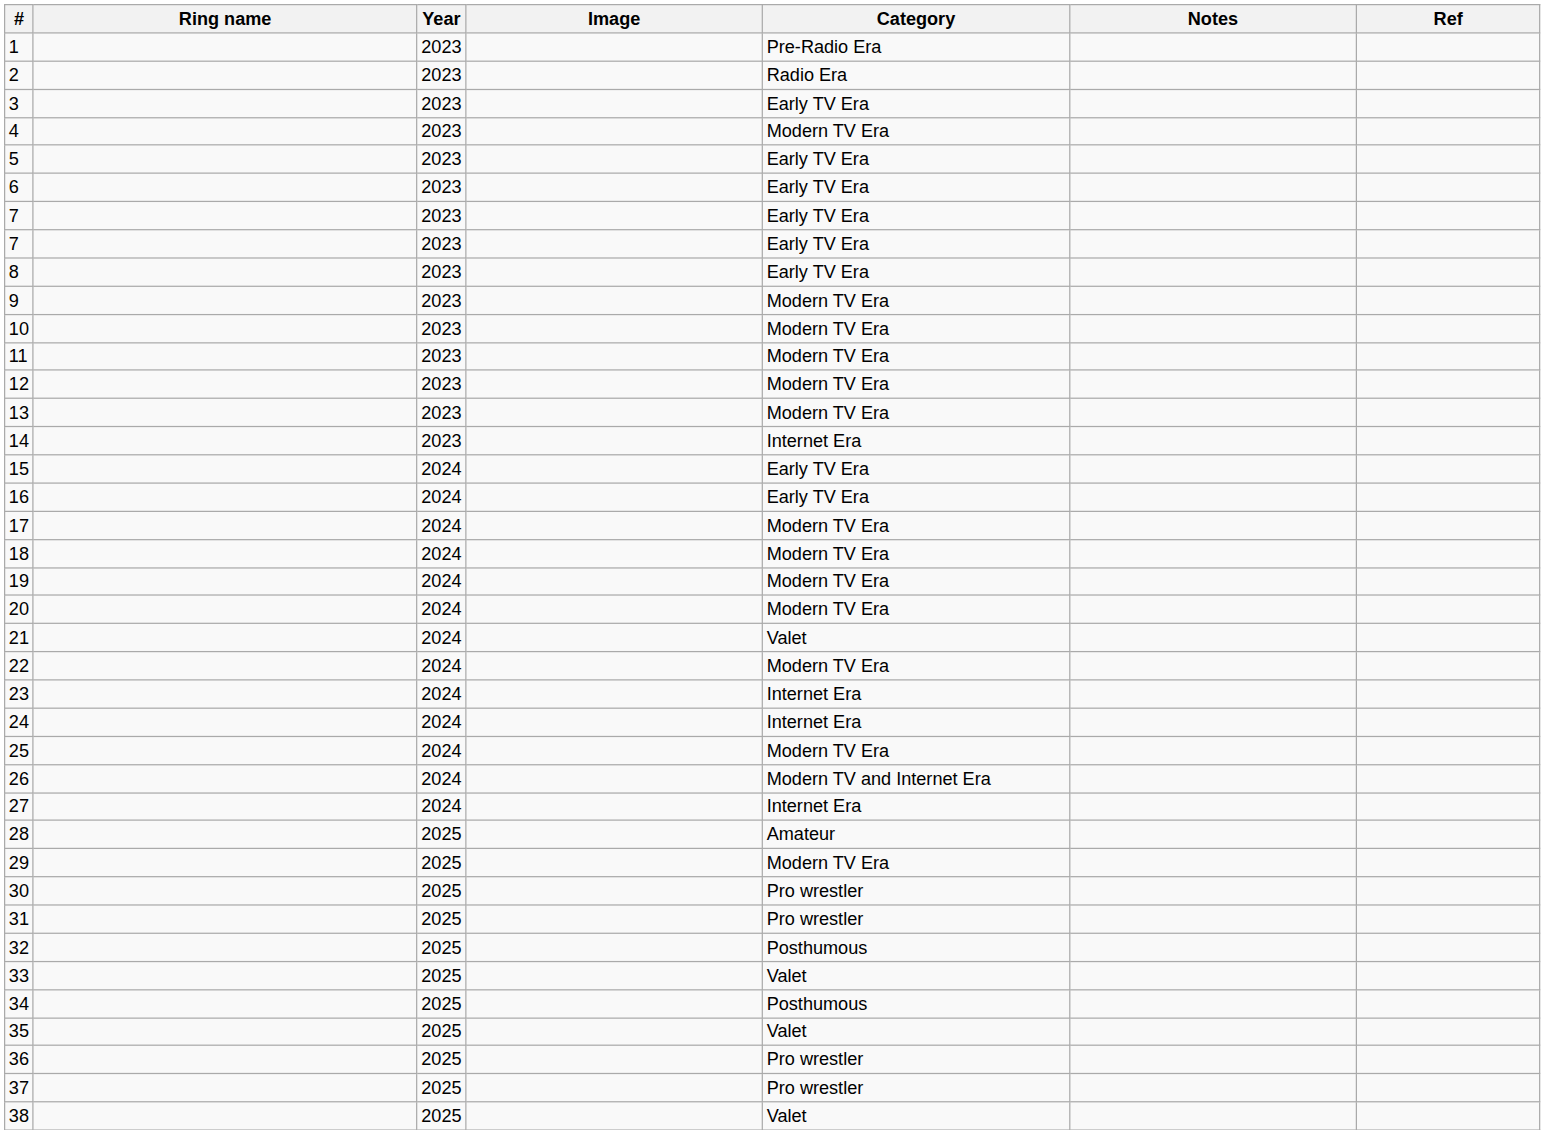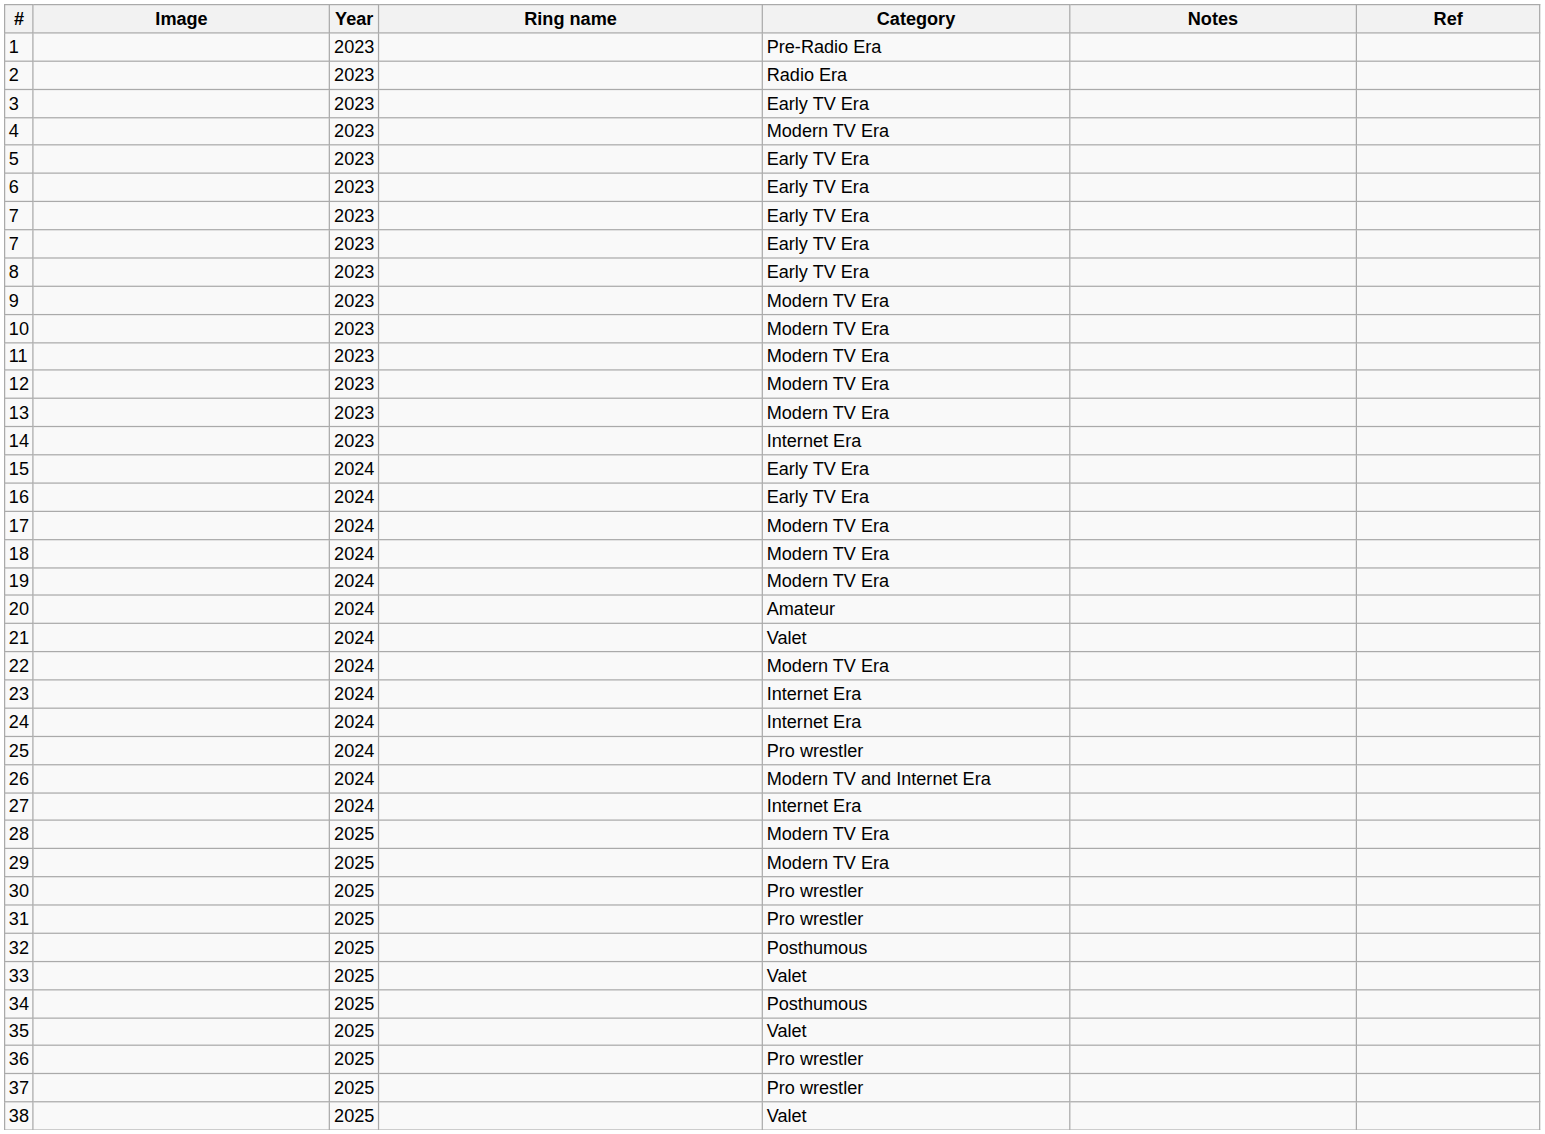columns swapped: (614, 18) <-> (225, 18)
(828, 609) Modern TV Era -> (801, 609) Amateur
(828, 750) Modern TV Era -> (815, 750) Pro wrestler
(801, 834) Amateur -> (828, 834) Modern TV Era
